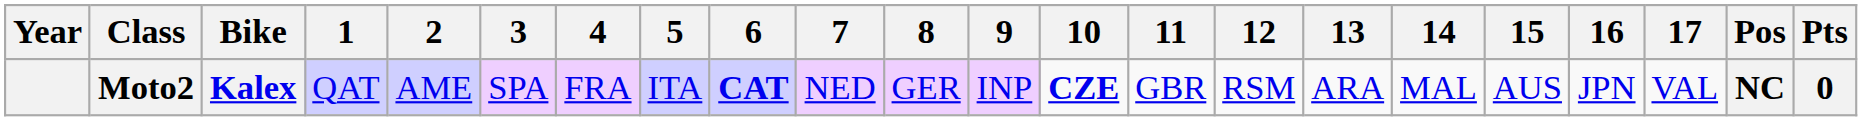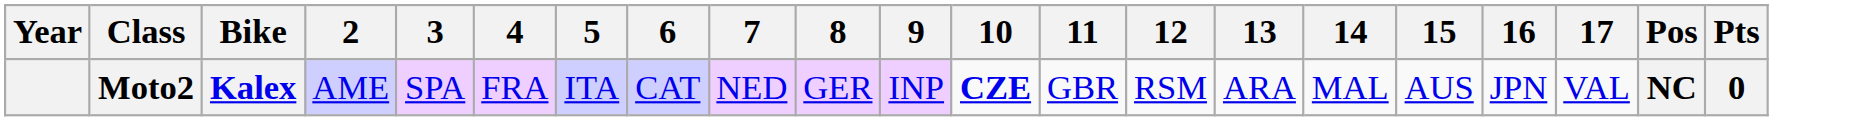- column: (346, 31)
(753, 86) bold -> (668, 86) normal
